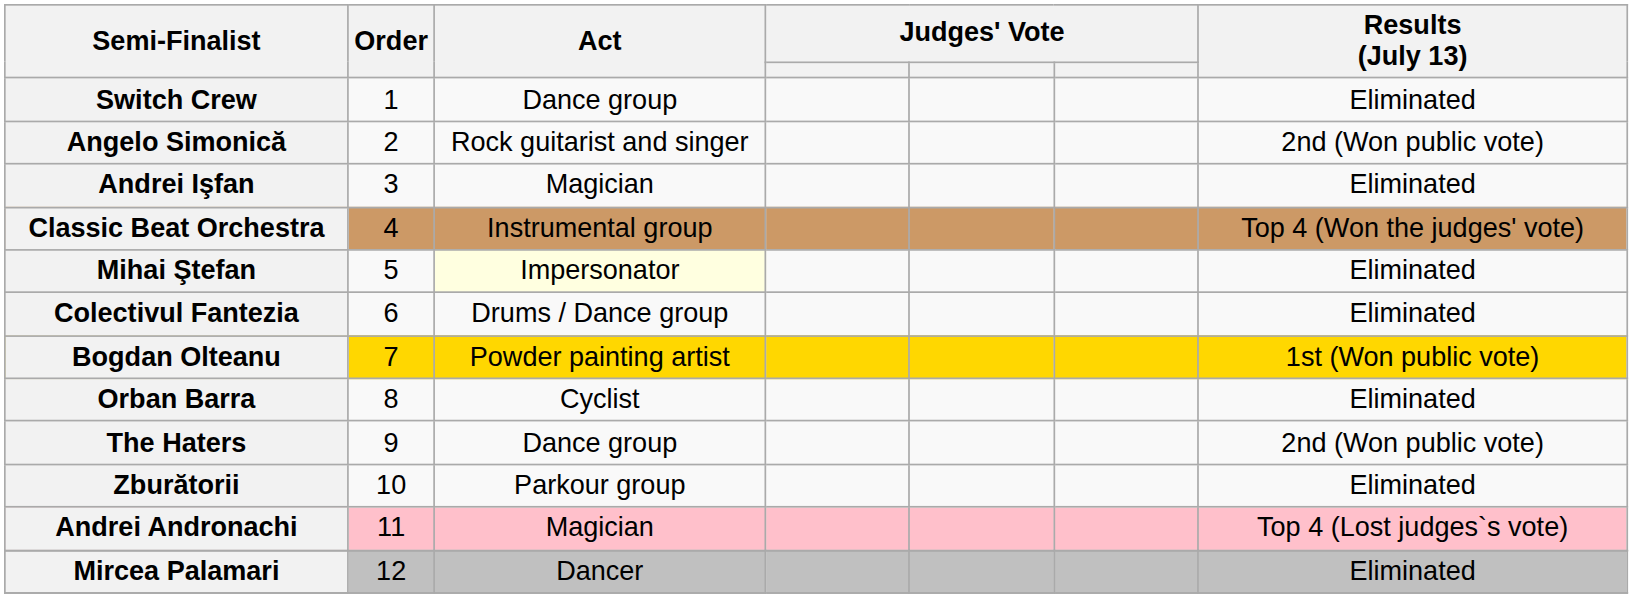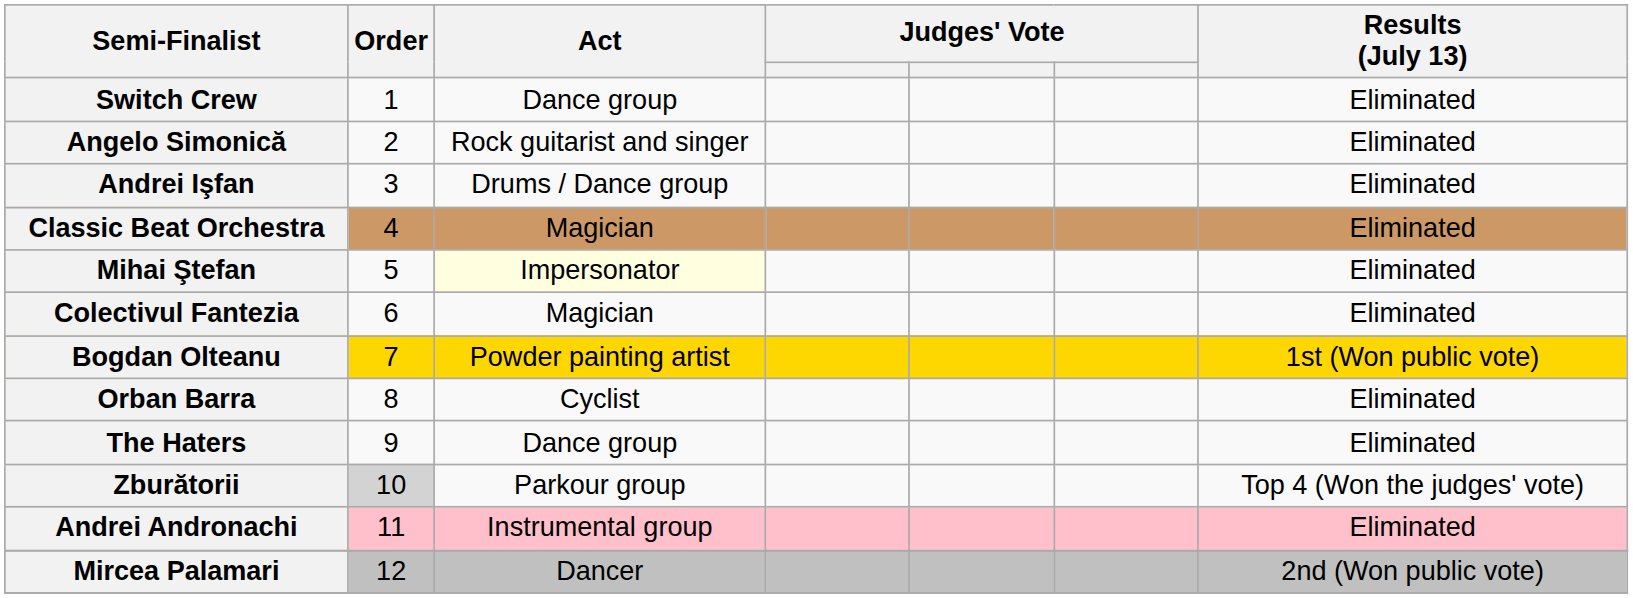(1413, 142) 2nd (Won public vote) -> (1413, 142) Eliminated
(600, 185) Magician -> (600, 185) Drums / Dance group
(600, 227) Instrumental group -> (600, 227) Magician
(1413, 227) Top 4 (Won the judges' vote) -> (1413, 227) Eliminated
(600, 313) Drums / Dance group -> (600, 313) Magician
(1413, 442) 2nd (Won public vote) -> (1413, 442) Eliminated
(391, 485) no background -> (391, 485) lightgrey background
(1413, 485) Eliminated -> (1413, 485) Top 4 (Won the judges' vote)
(600, 528) Magician -> (600, 528) Instrumental group
(1413, 528) Top 4 (Lost judges`s vote) -> (1413, 528) Eliminated
(1413, 570) Eliminated -> (1413, 570) 2nd (Won public vote)
